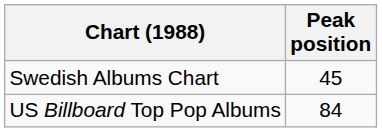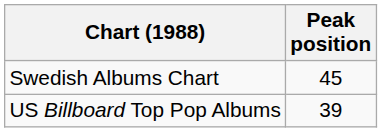(331, 110) 84 -> (331, 110) 39
